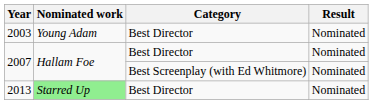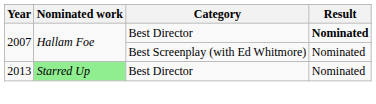- row: (19, 33)
(338, 52) normal -> (340, 33) bold
